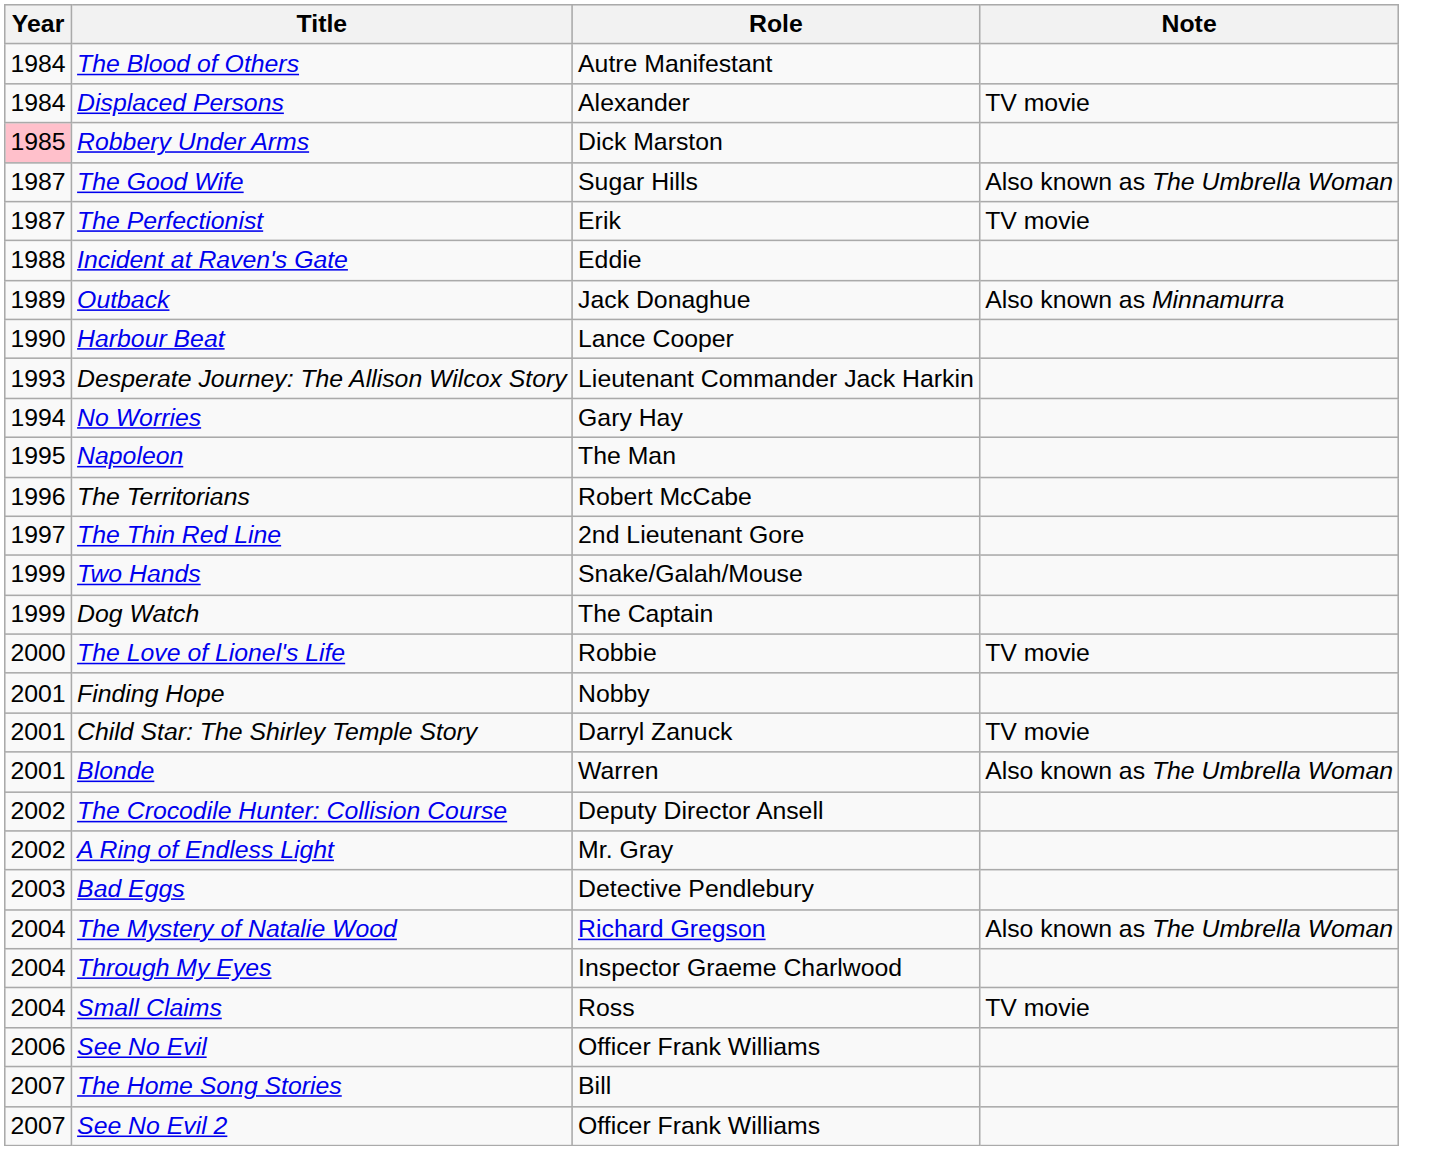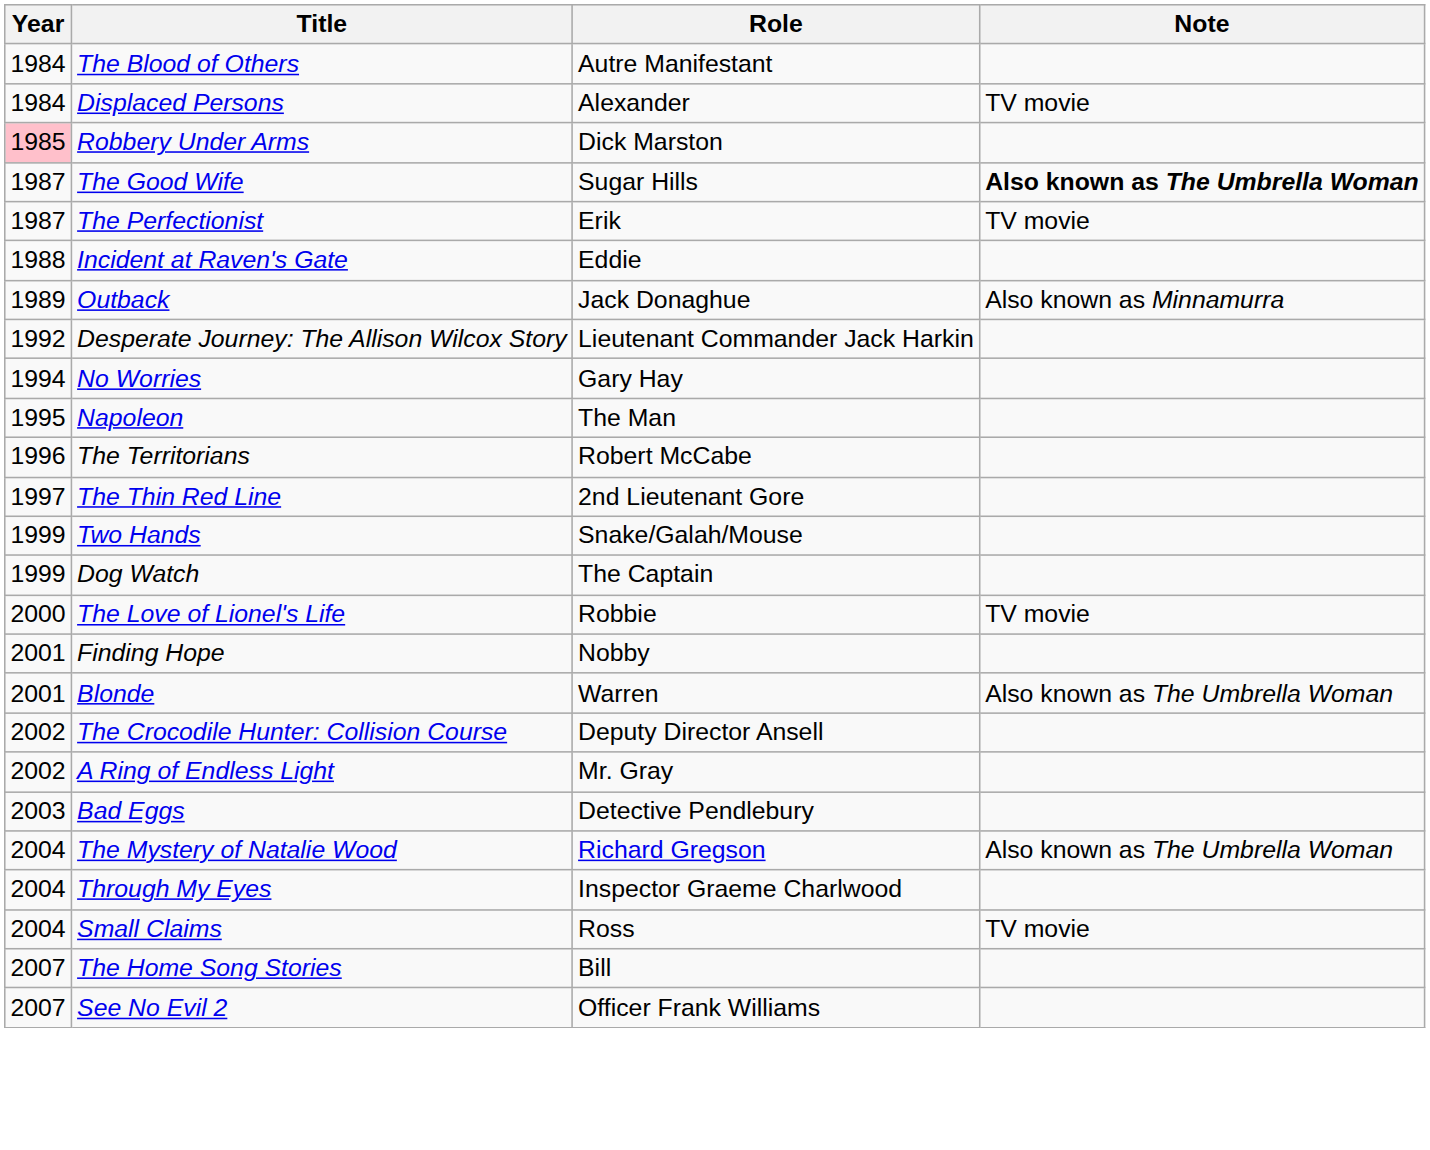(1189, 181) normal -> (1202, 181) bold
- row: (151, 338)
(38, 378) 1993 -> (38, 338) 1992
- row: (277, 732)
- row: (142, 1046)
